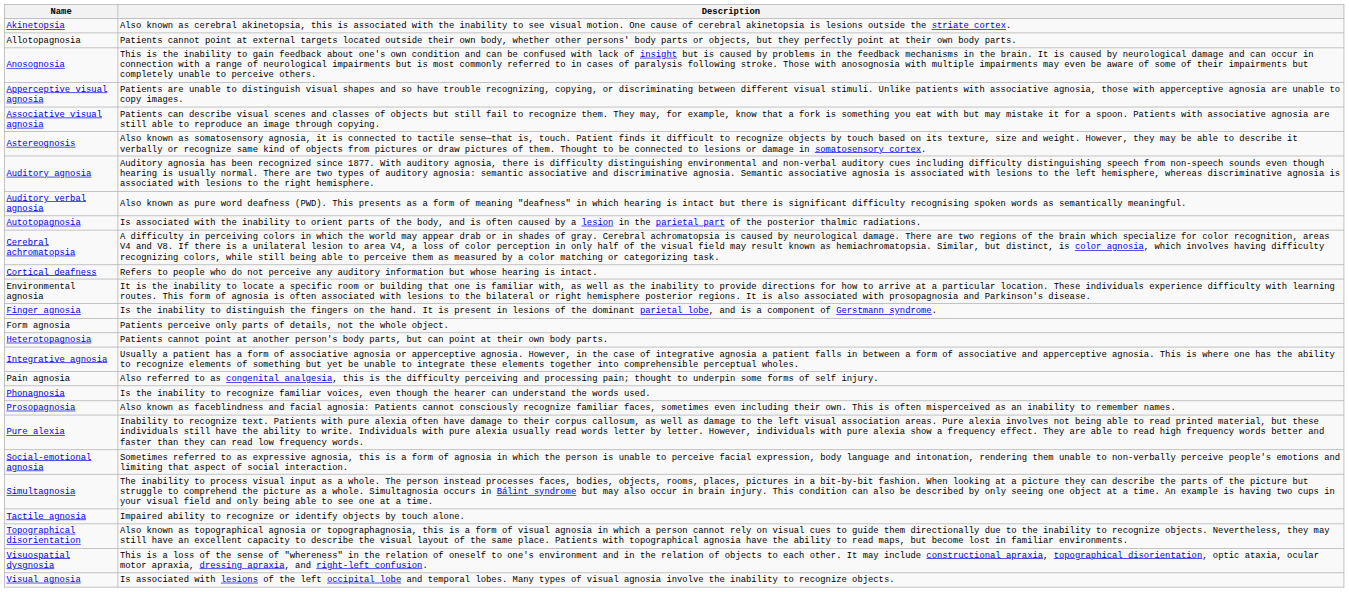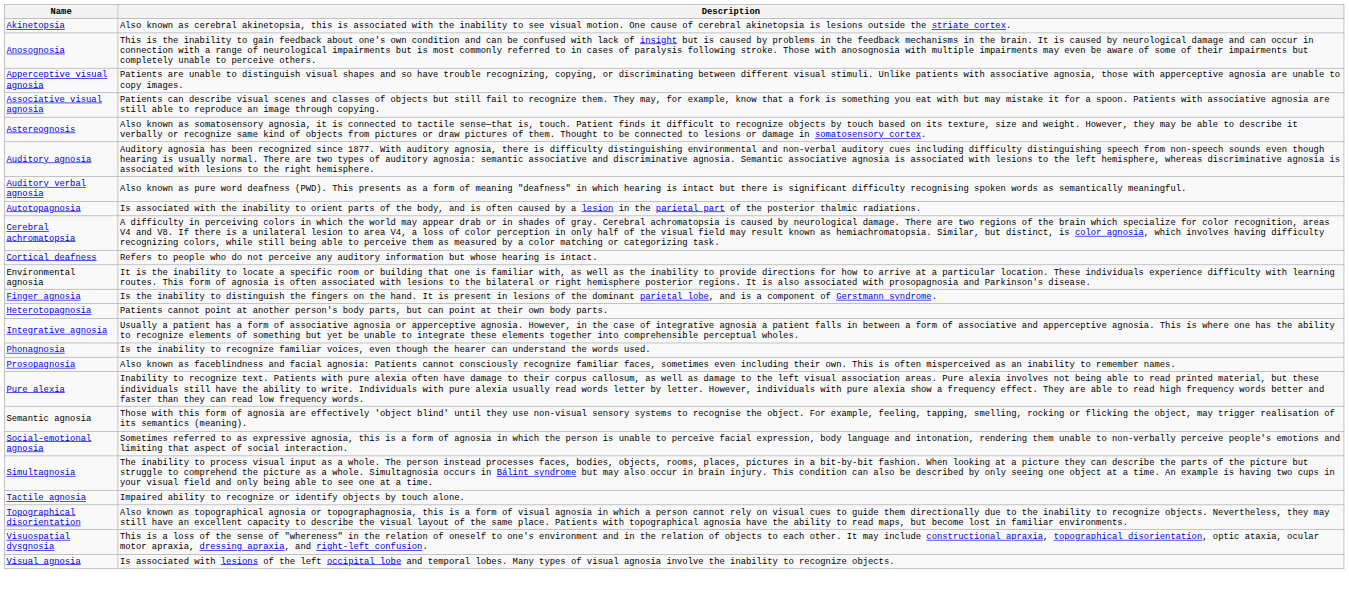- row: (44, 40)
- row: (38, 325)
- row: (38, 379)
+ row: (49, 419)
